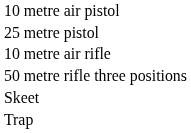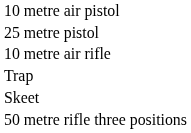rows swapped: (95, 76) <-> (19, 119)
